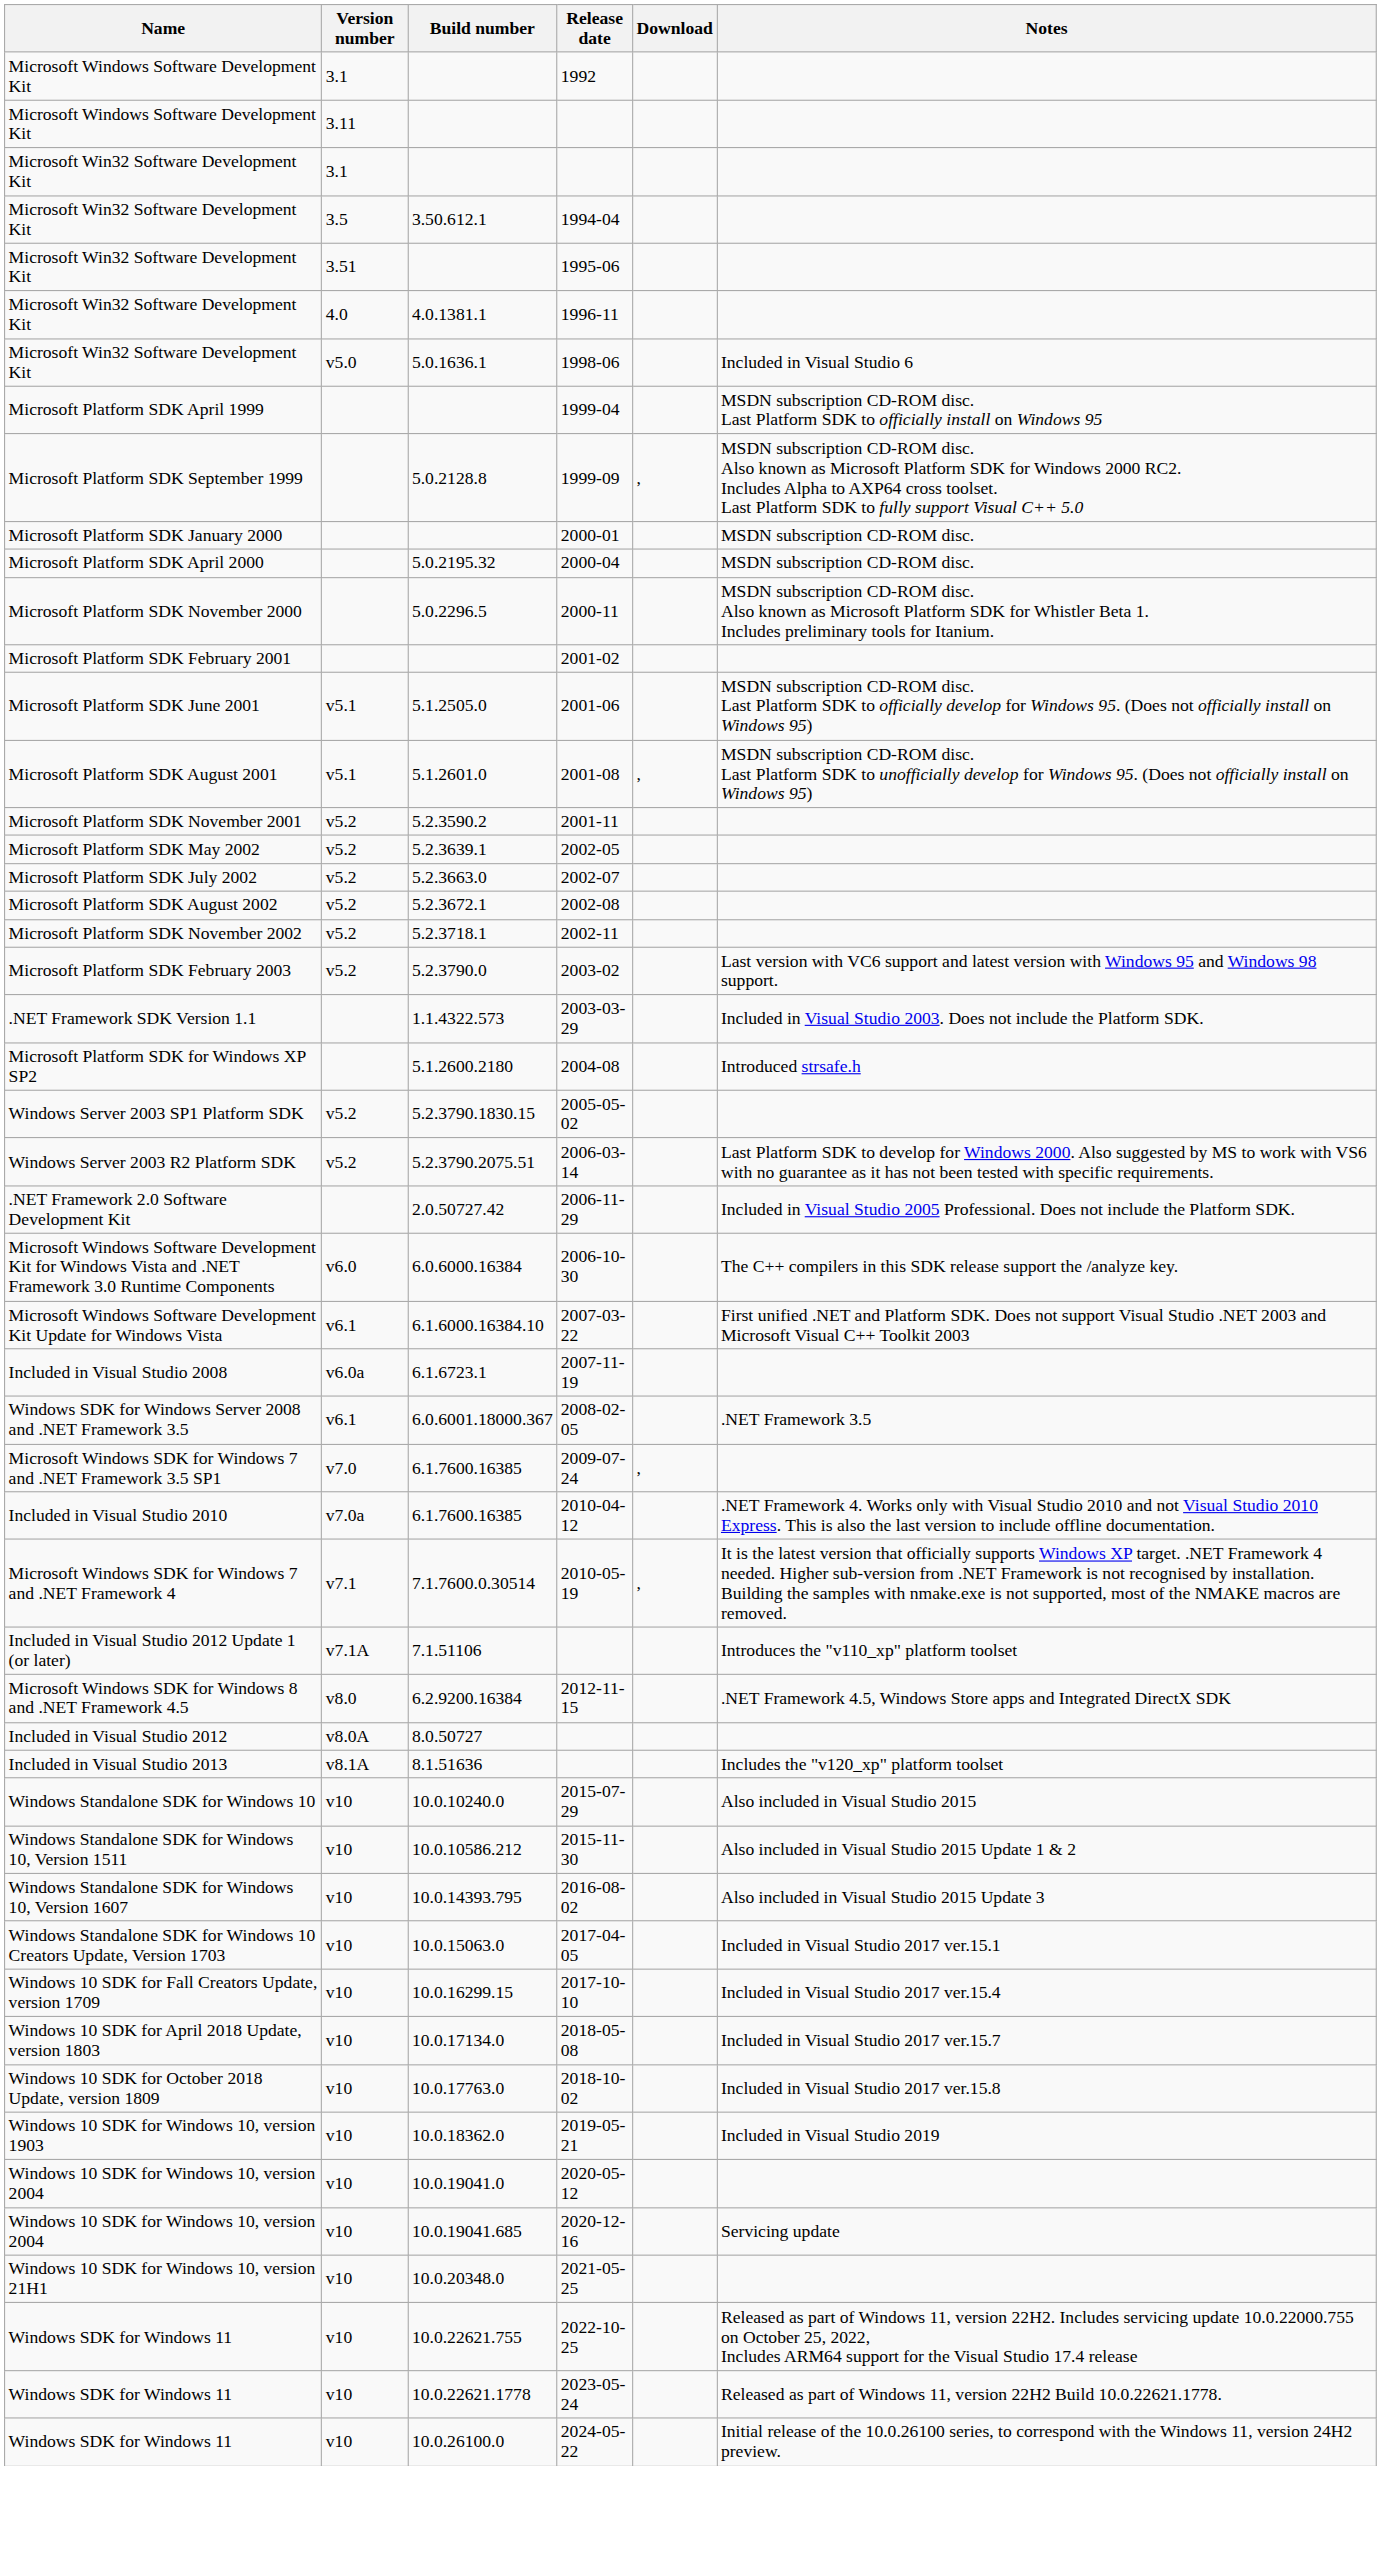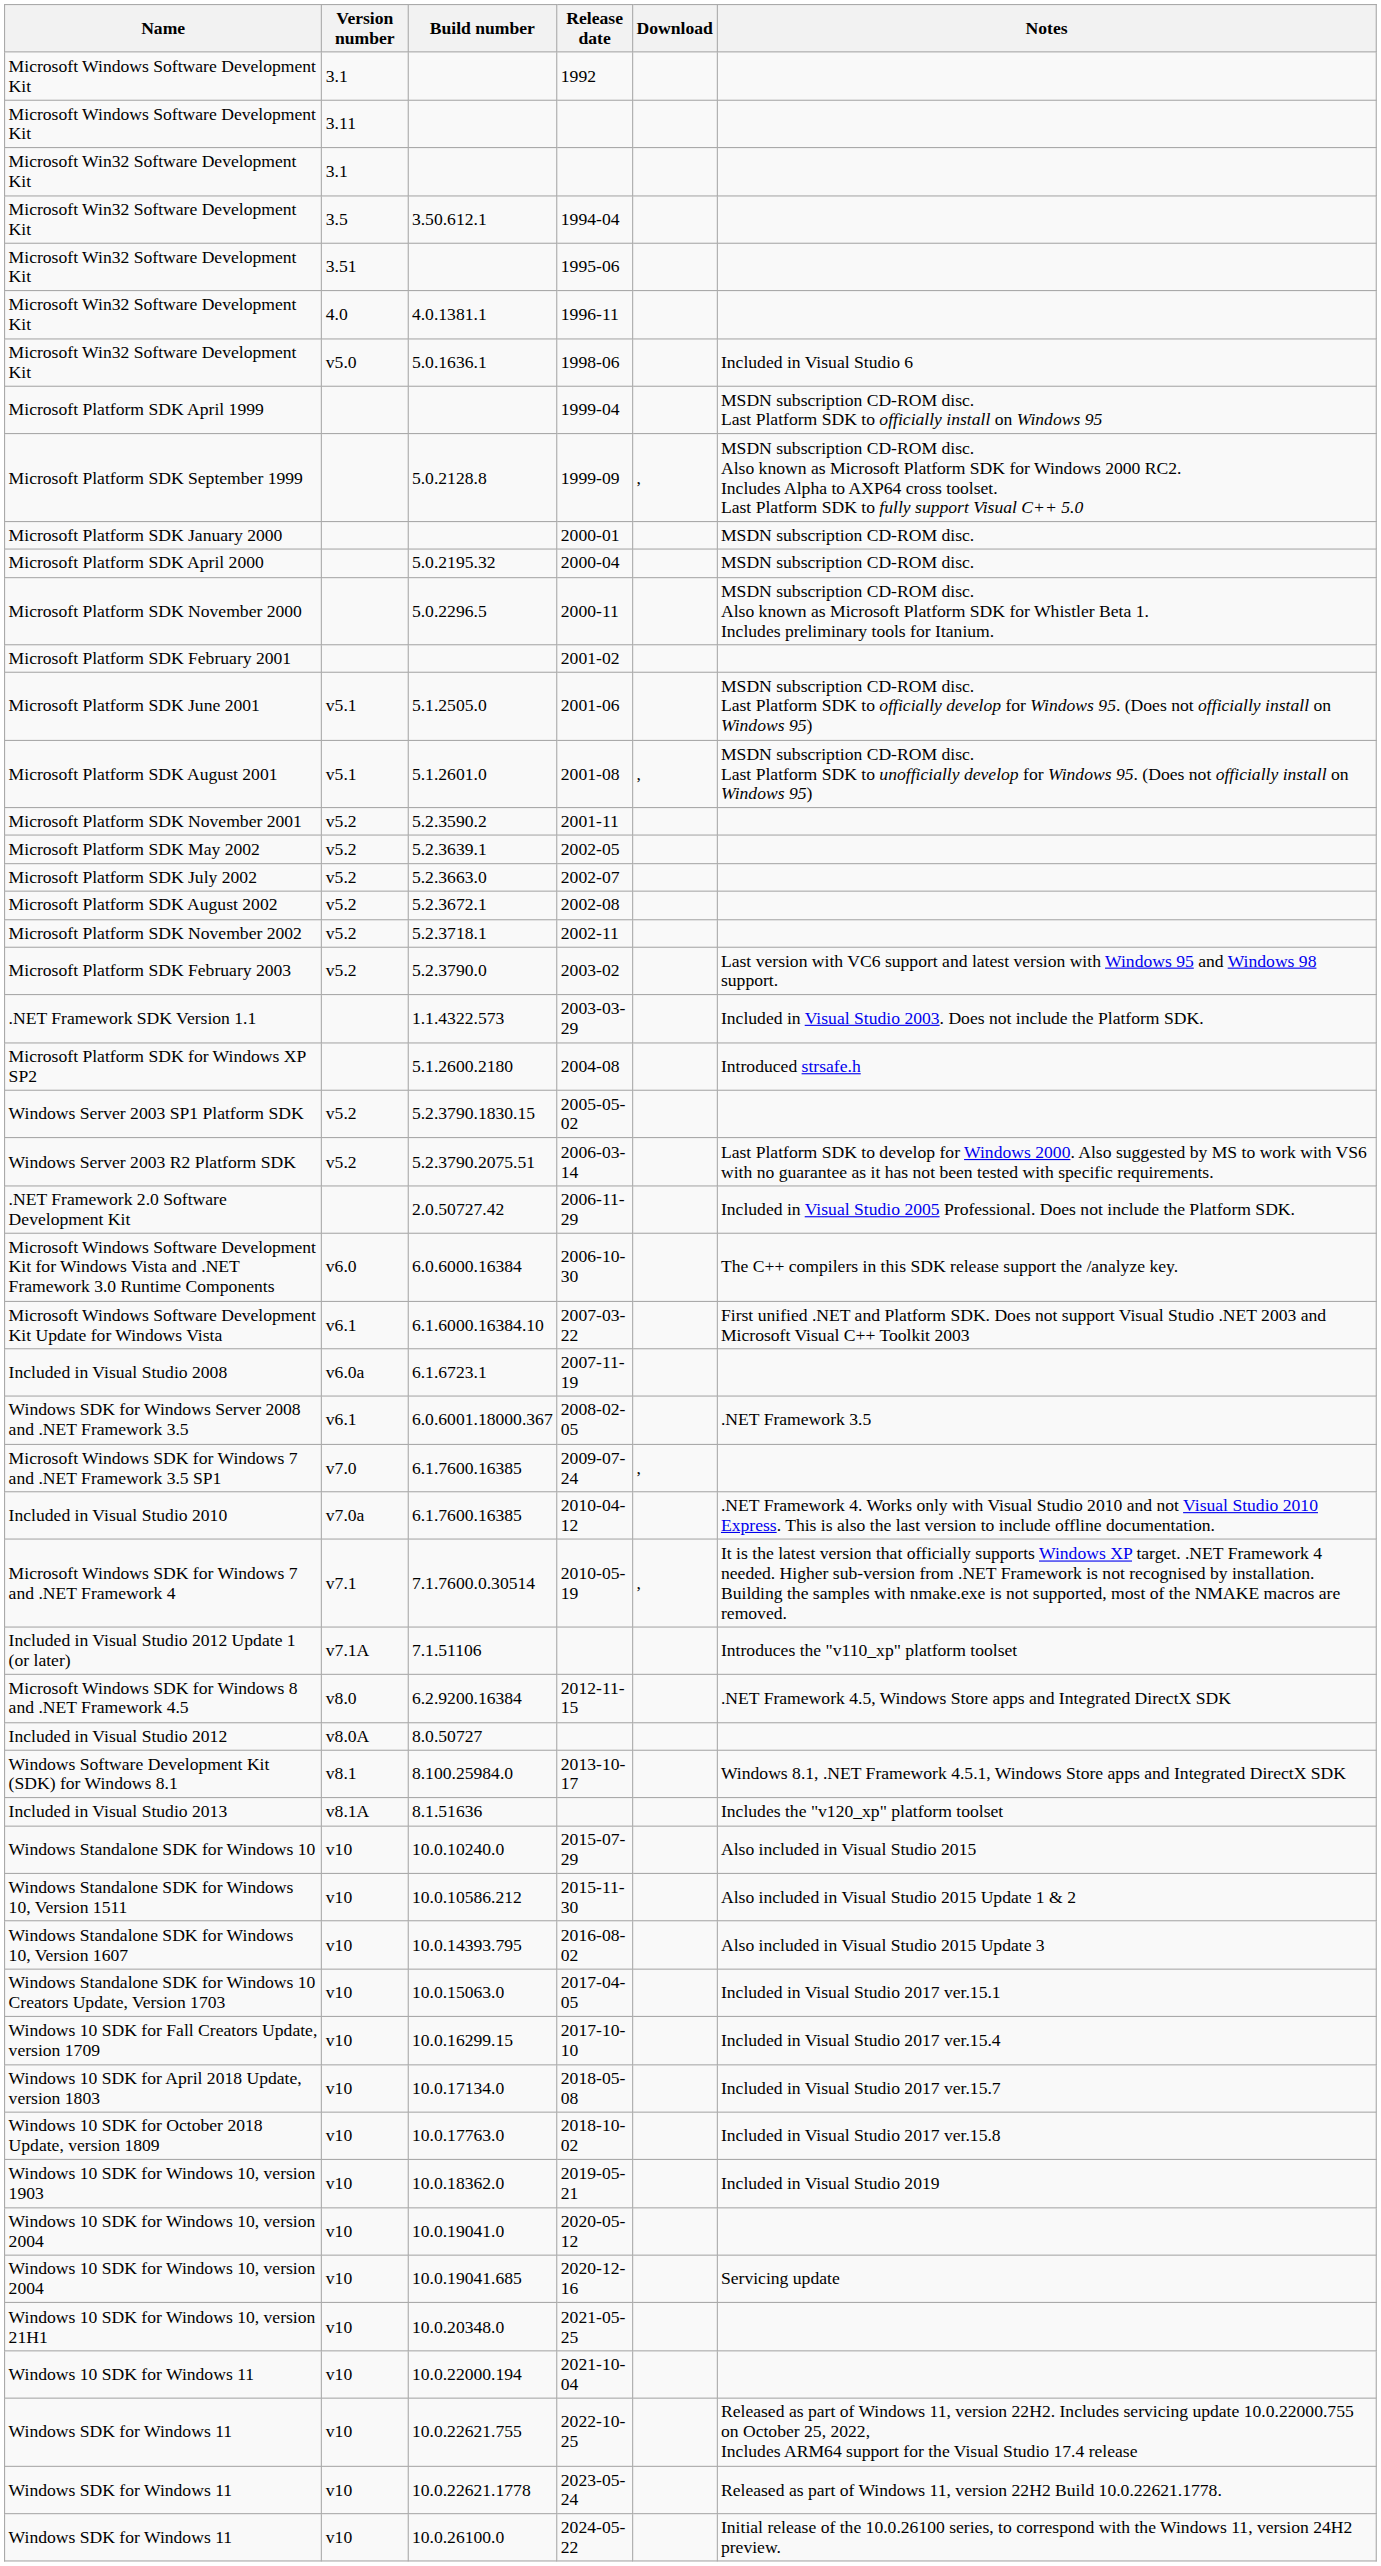+ row: (139, 1773)
+ row: (131, 2374)
